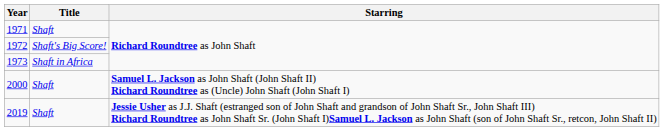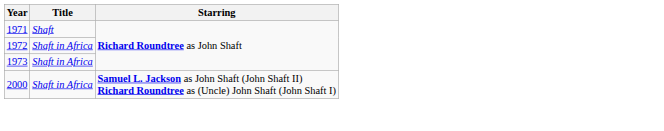(69, 45) Shaft's Big Score! -> (63, 45) Shaft in Africa
(43, 84) Shaft -> (63, 84) Shaft in Africa
- row: (17, 112)
